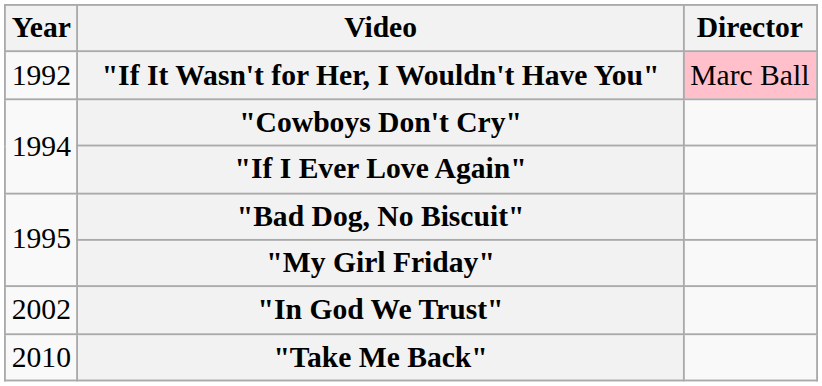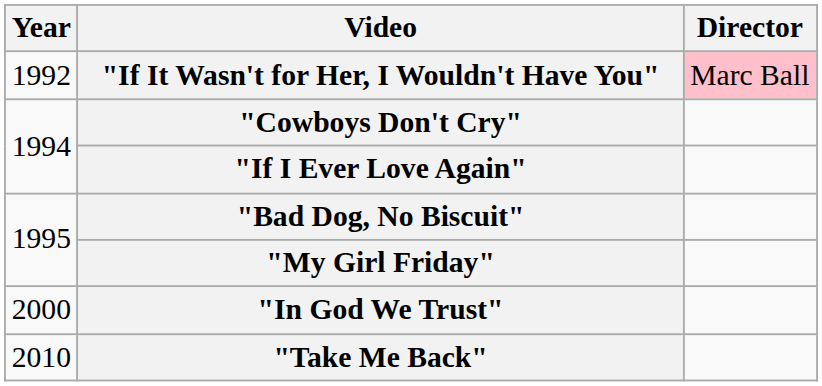(41, 309) 2002 -> (41, 309) 2000
